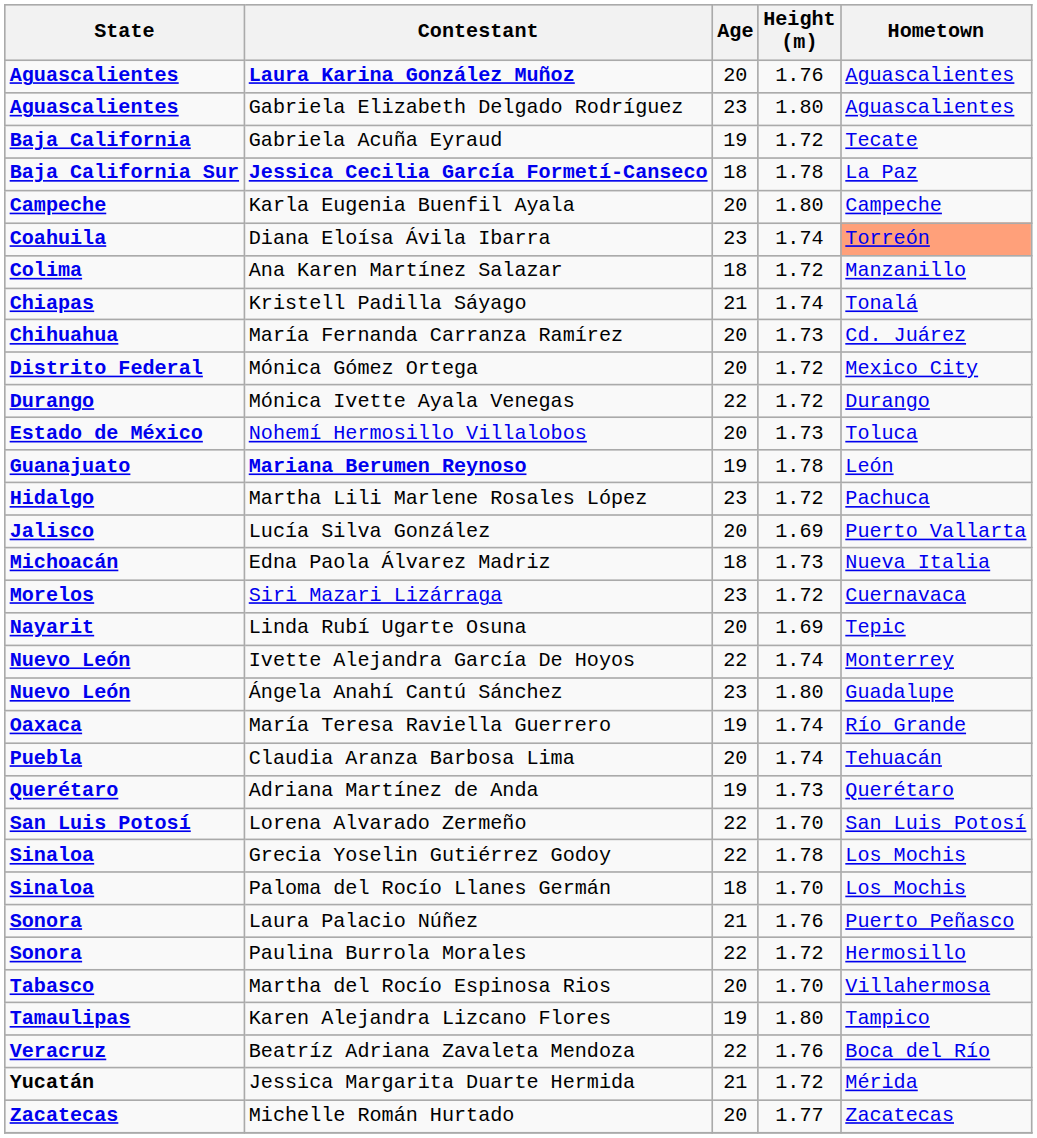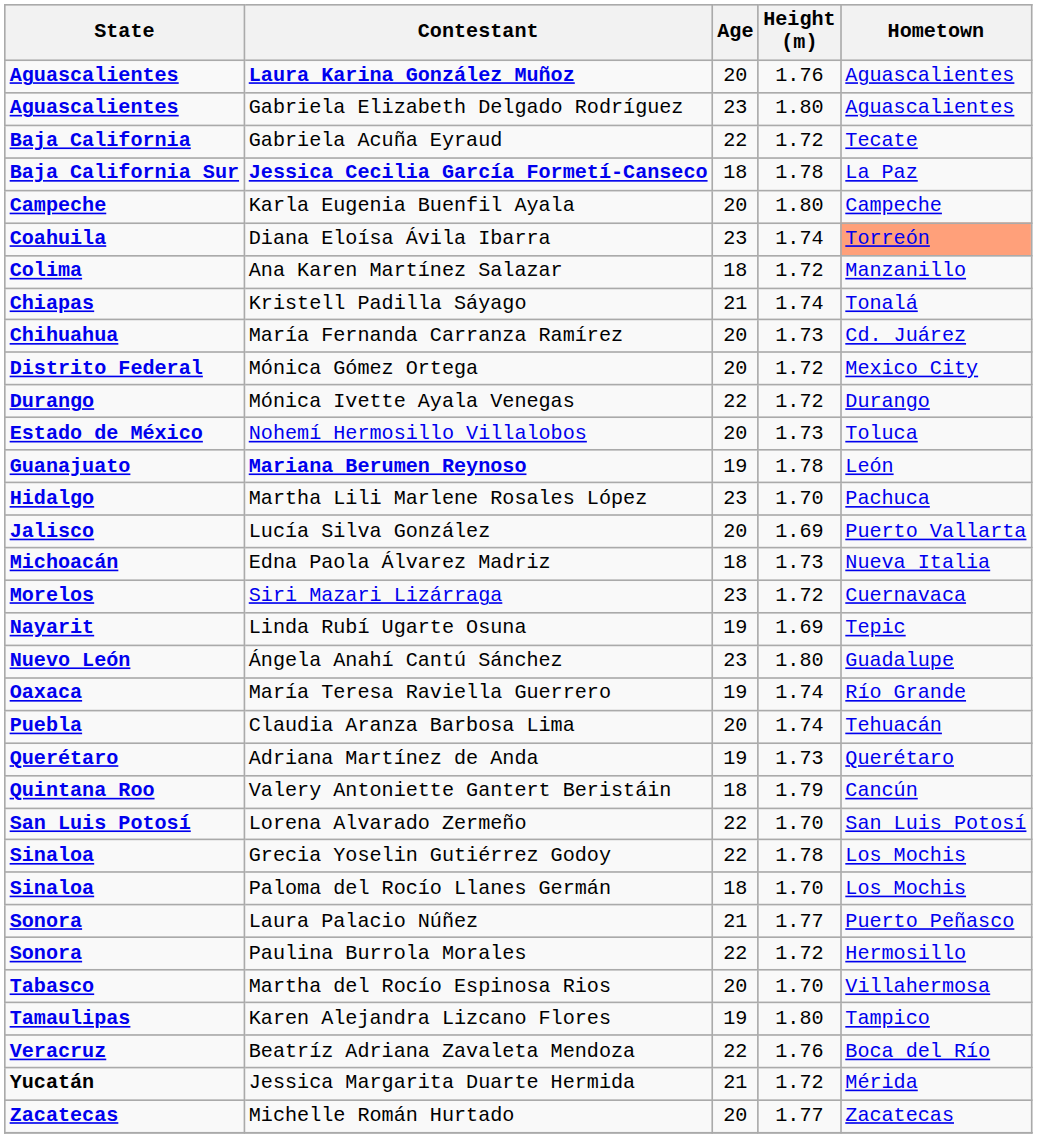(735, 142) 19 -> (735, 142) 22
(799, 499) 1.72 -> (799, 499) 1.70
(735, 629) 20 -> (735, 629) 19
- row: (442, 662)
+ row: (460, 792)
(799, 922) 1.76 -> (799, 922) 1.77
